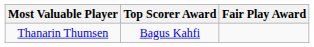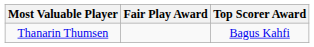columns swapped: (170, 14) <-> (264, 14)
